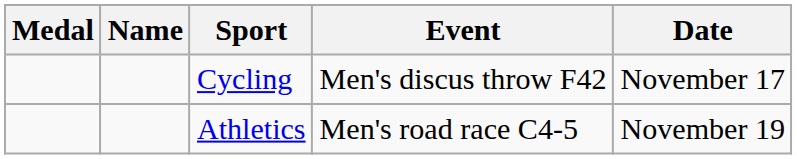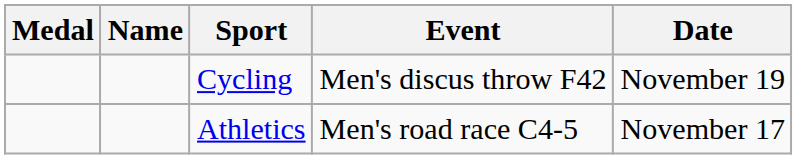(703, 79) November 17 -> (703, 79) November 19
(703, 128) November 19 -> (703, 128) November 17
